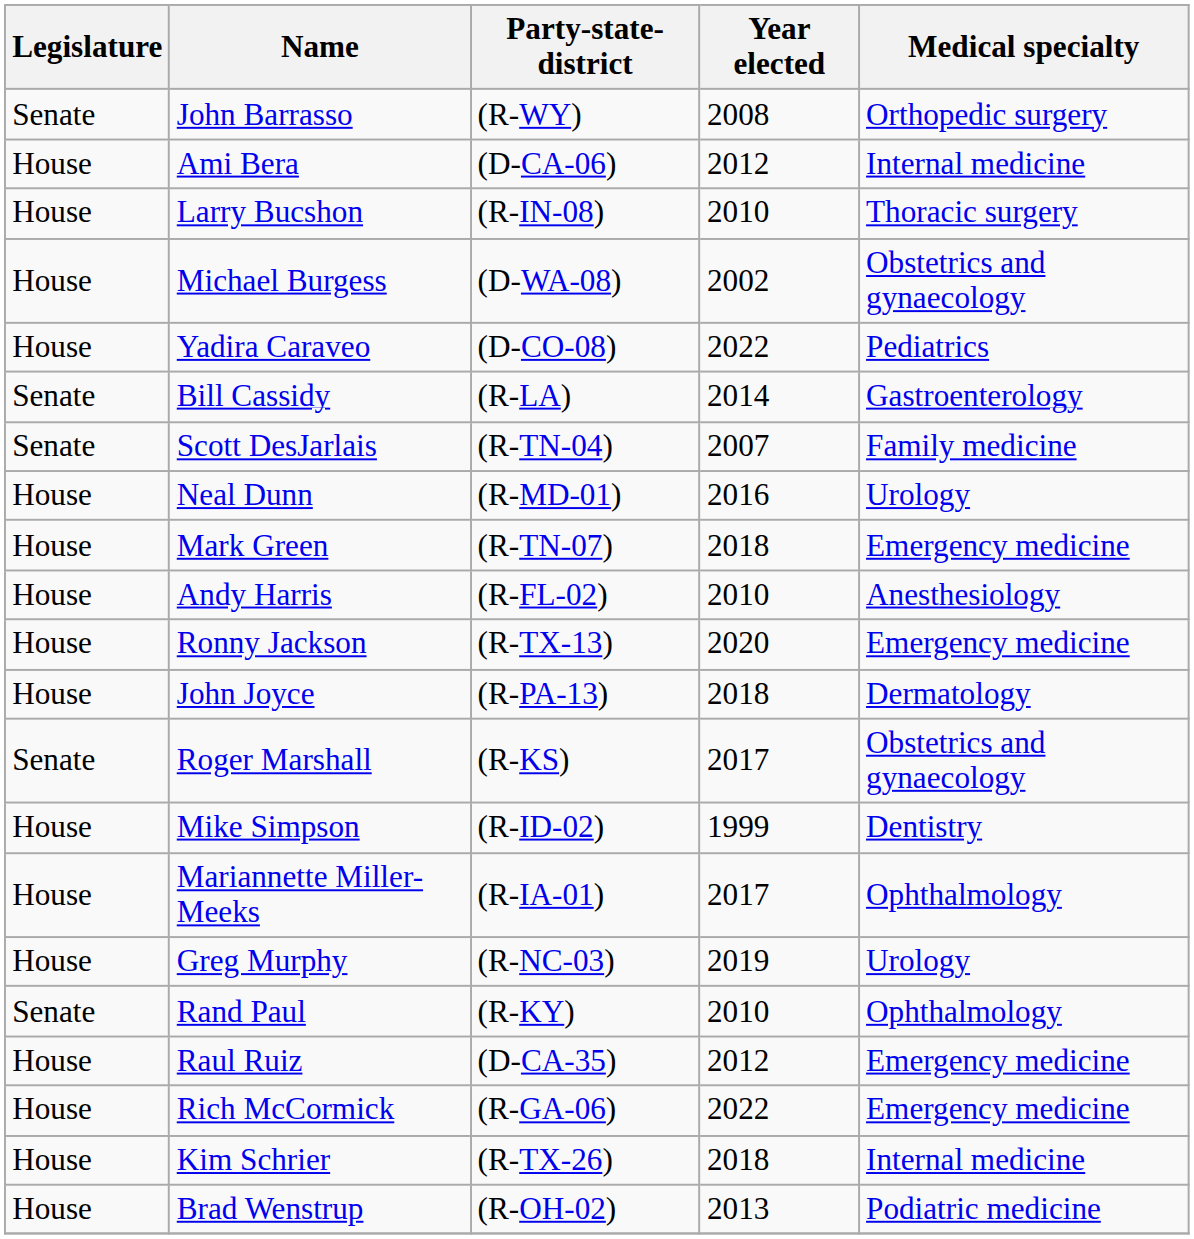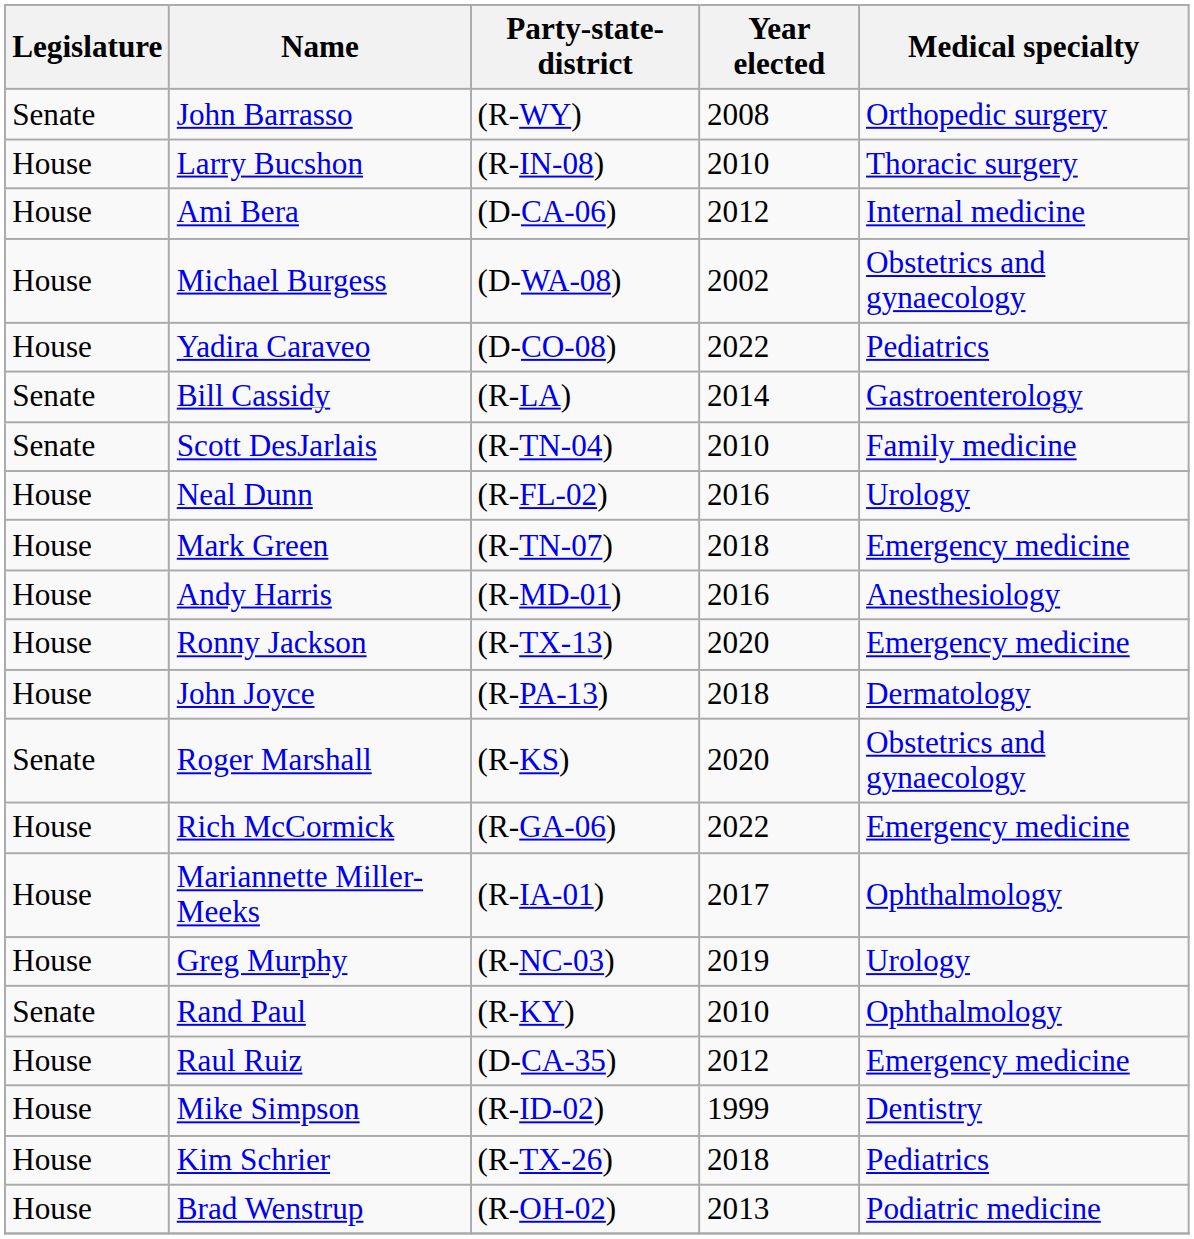rows swapped: (238, 163) <-> (270, 212)
(738, 445) 2007 -> (738, 445) 2010
(550, 495) (R-MD-01) -> (543, 495) (R-FL-02)
(543, 594) (R-FL-02) -> (550, 594) (R-MD-01)
(738, 594) 2010 -> (738, 594) 2016
(738, 760) 2017 -> (738, 760) 2020
rows swapped: (286, 1109) <-> (268, 827)
(976, 1159) Internal medicine -> (928, 1159) Pediatrics
